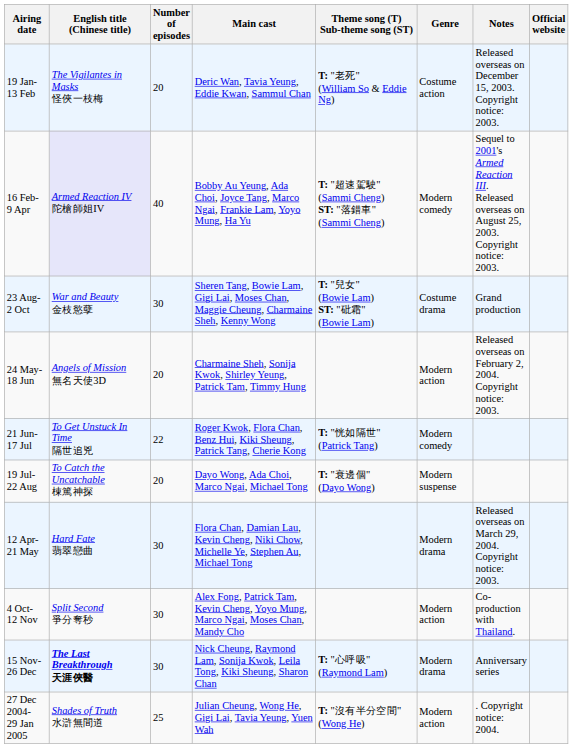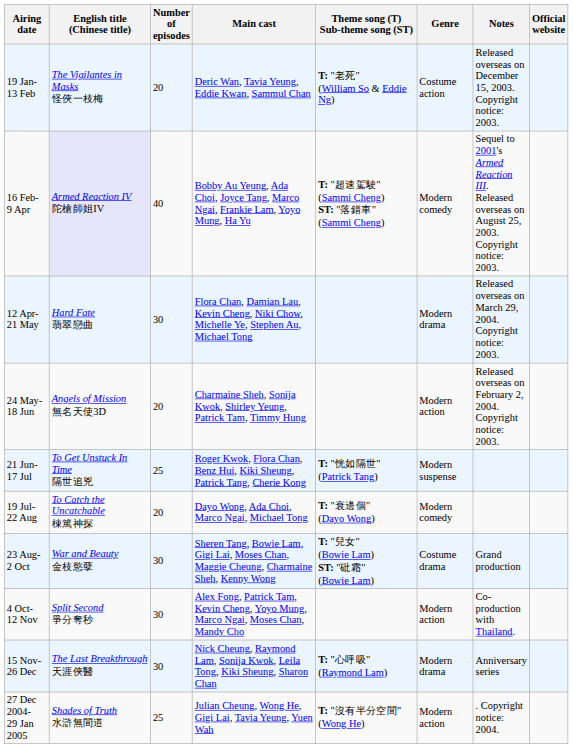rows swapped: (23, 545) <-> (24, 304)
(158, 439) 22 -> (158, 470) 25
(436, 439) Modern comedy -> (438, 470) Modern suspense
(438, 481) Modern suspense -> (436, 512) Modern comedy
(82, 665) bold -> (100, 665) normal
